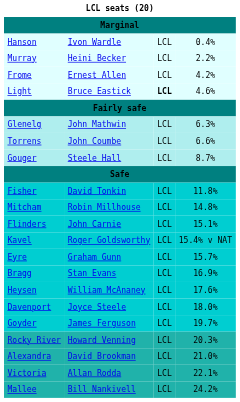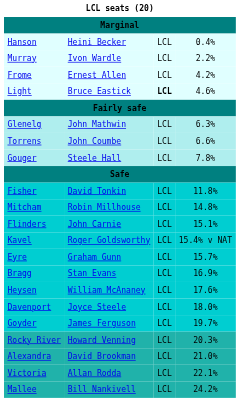(94, 42) Ivon Wardle -> (97, 42) Heini Becker
(97, 58) Heini Becker -> (94, 58) Ivon Wardle
(205, 158) 8.7% -> (205, 158) 7.8%
